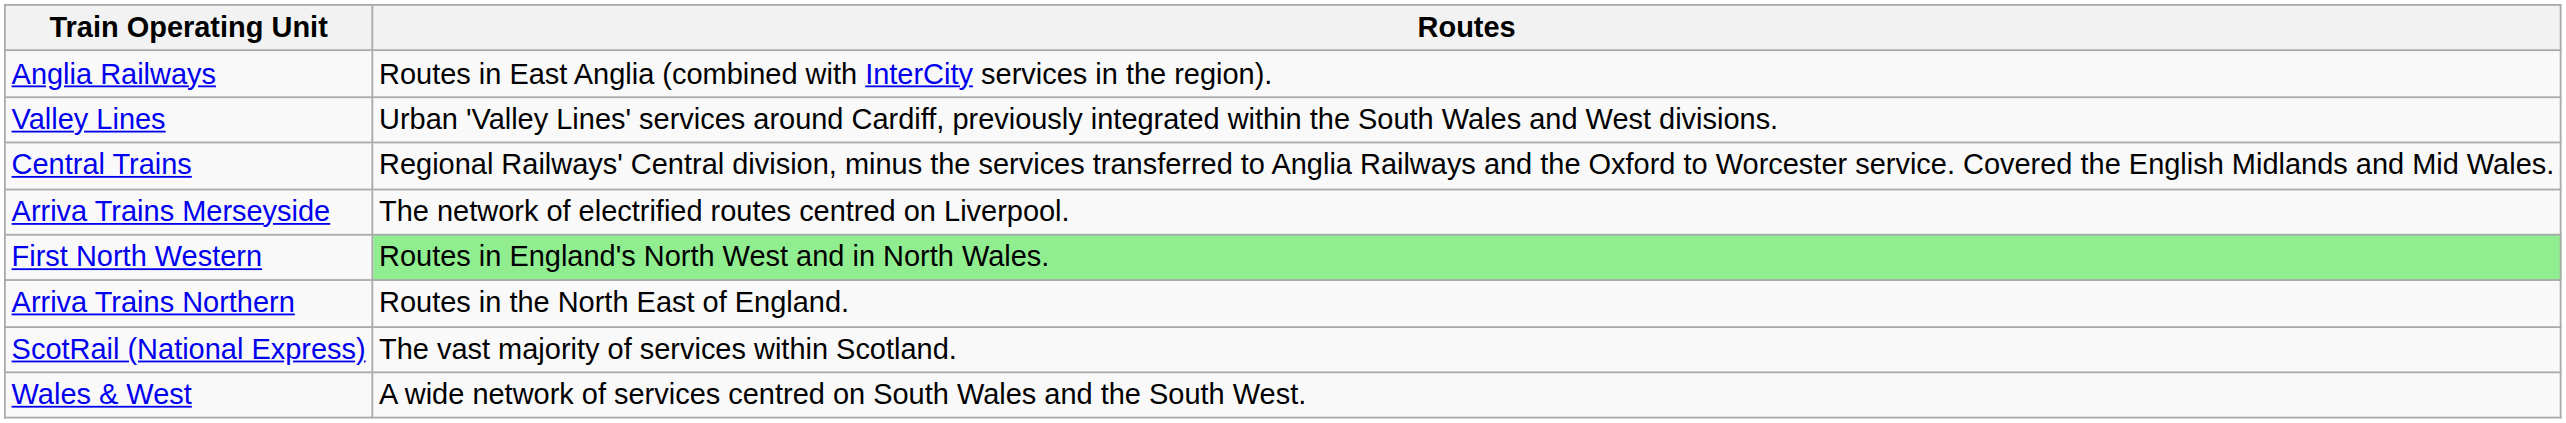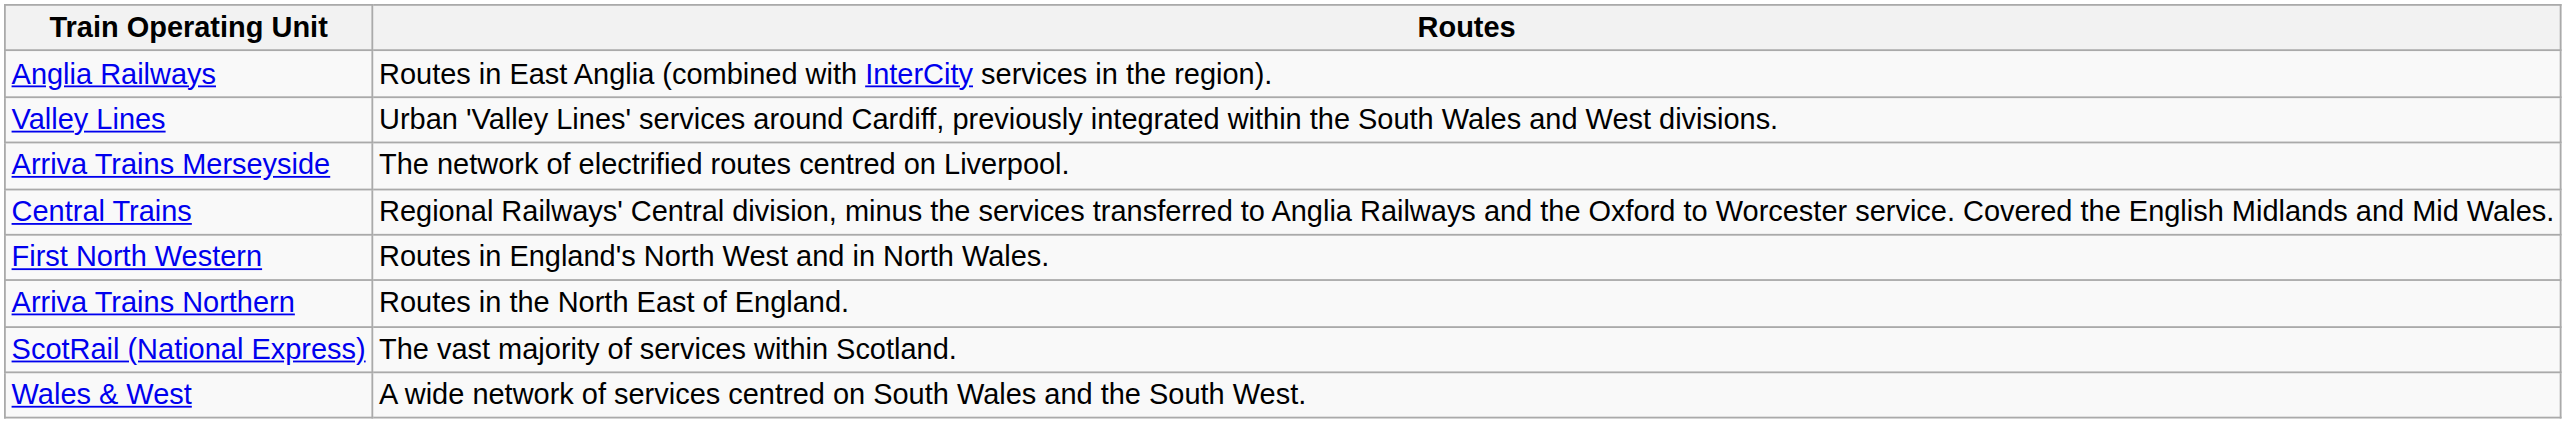rows swapped: (102, 165) <-> (171, 211)
(714, 257) lightgreen background -> (714, 257) no background
